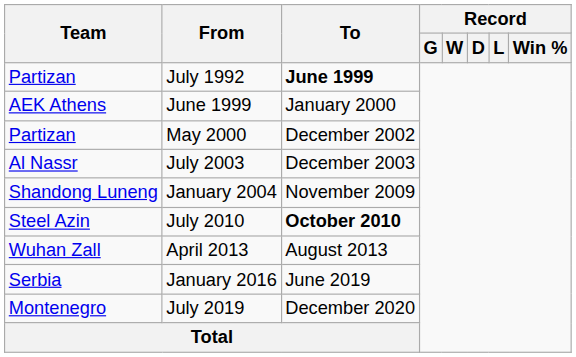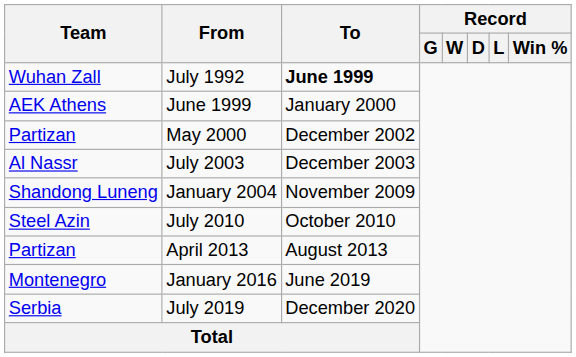(42, 76) Partizan -> (55, 76) Wuhan Zall
(343, 221) bold -> (341, 221) normal
(55, 250) Wuhan Zall -> (42, 250) Partizan
(35, 279) Serbia -> (57, 279) Montenegro
(57, 308) Montenegro -> (35, 308) Serbia
